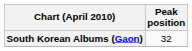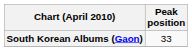(166, 38) 32 -> (166, 38) 33
